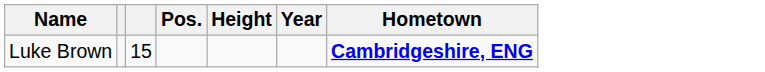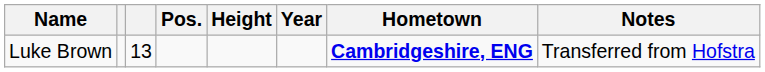+ column: (648, 19)
(141, 50) 15 -> (141, 50) 13
